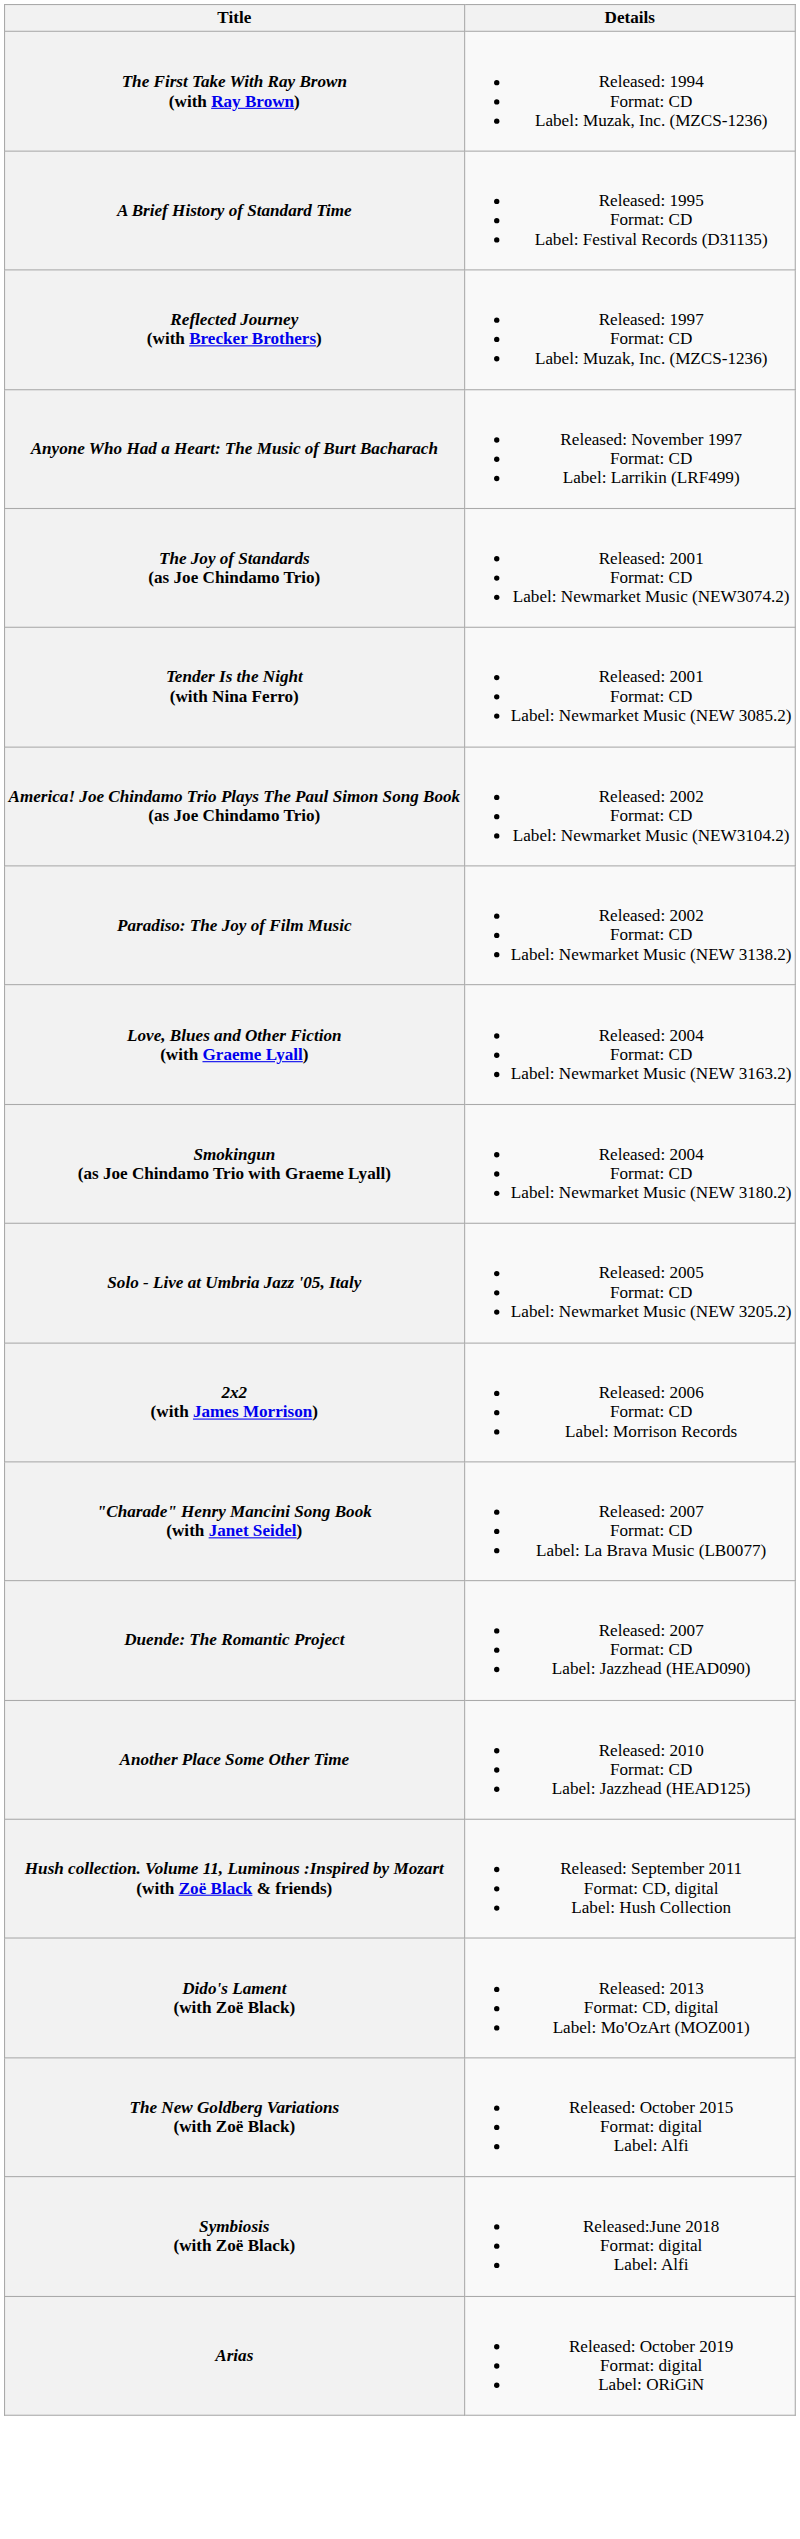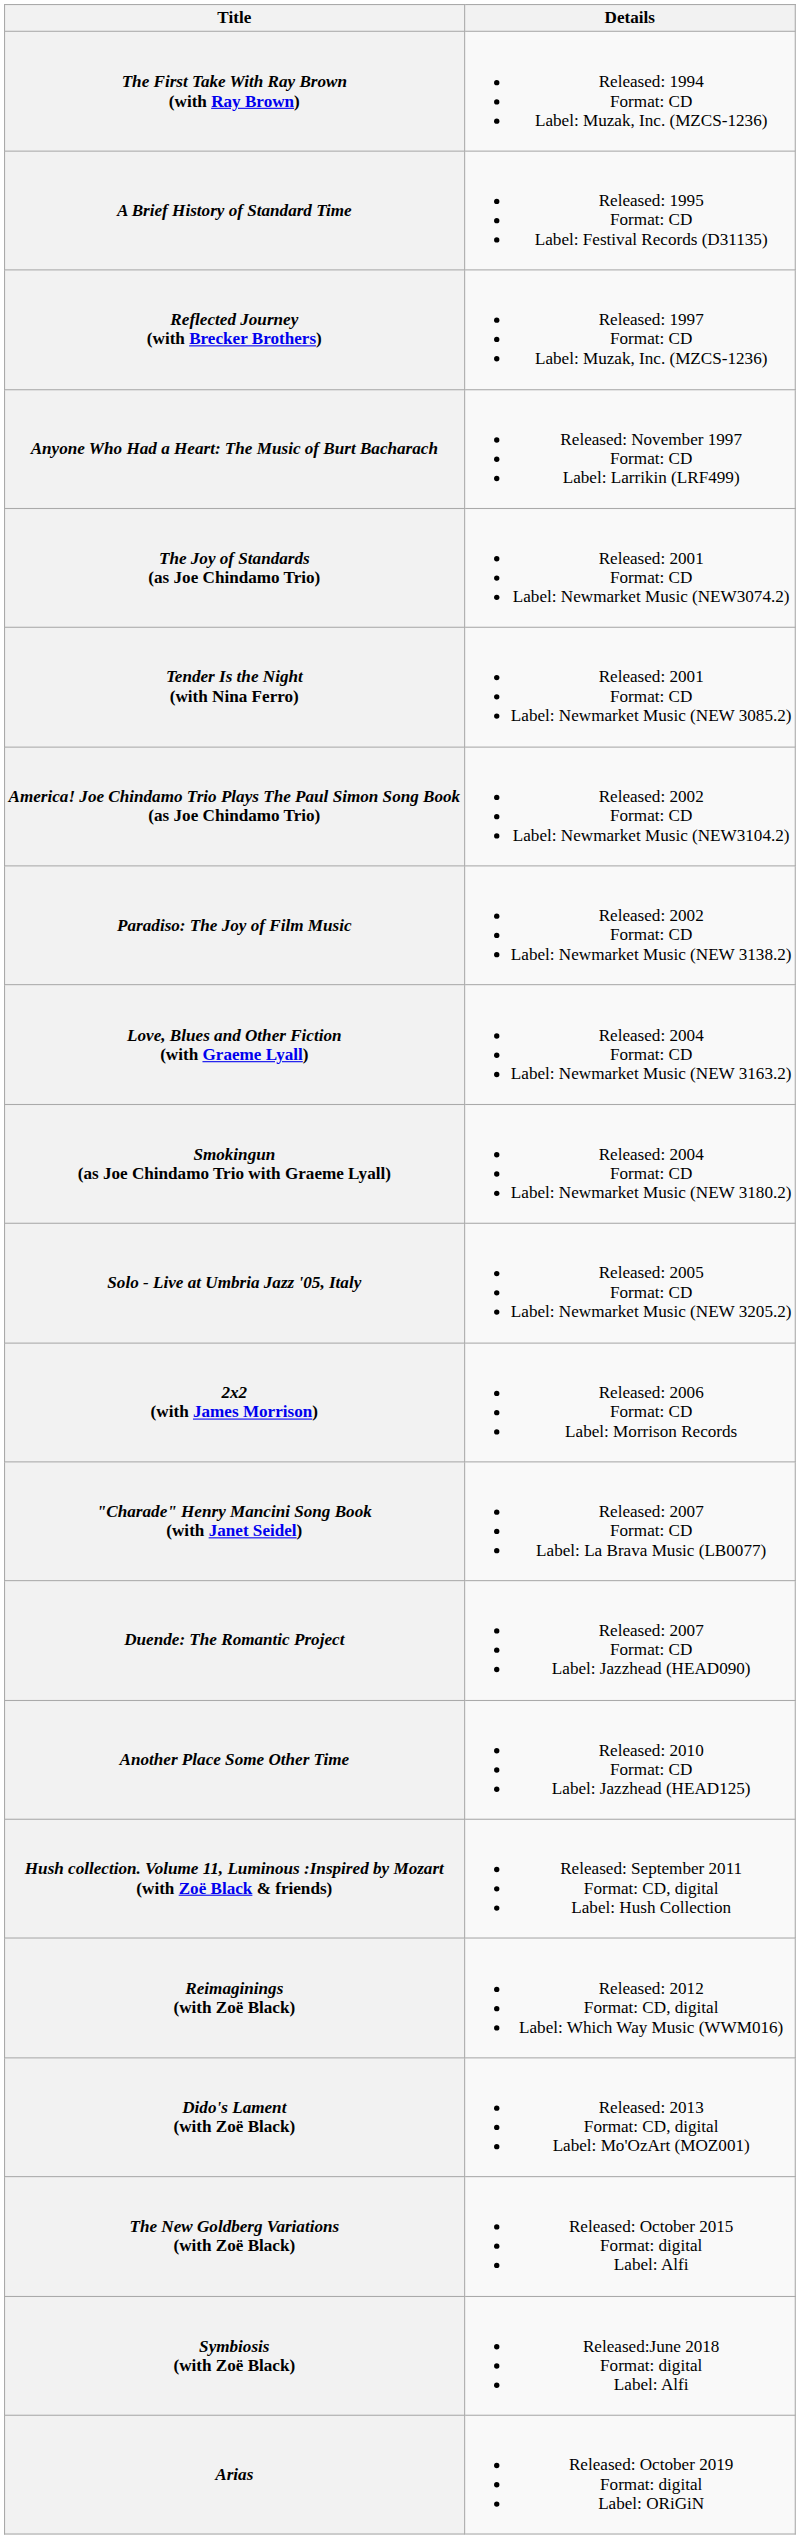+ row: (234, 1997)
